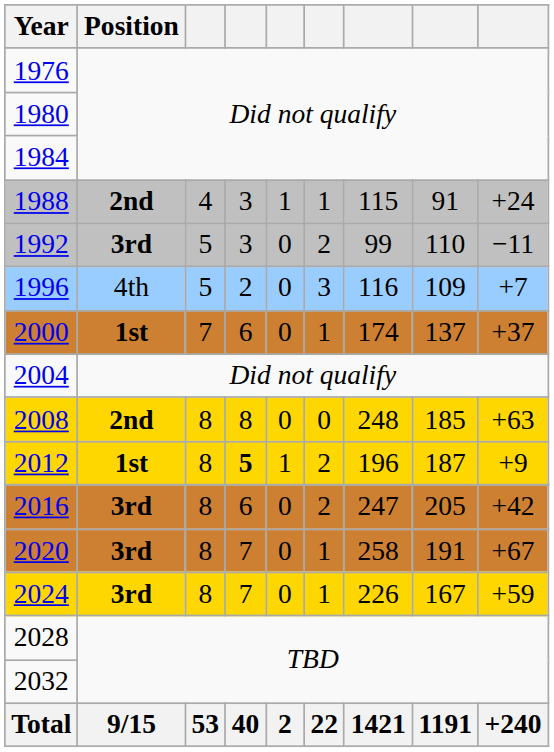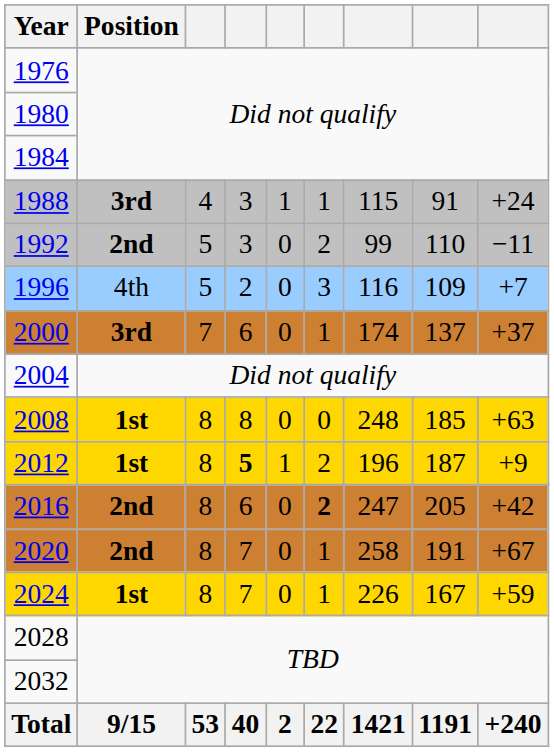(131, 200) 2nd -> (131, 200) 3rd
(131, 244) 3rd -> (131, 244) 2nd
(131, 331) 1st -> (131, 331) 3rd
(131, 419) 2nd -> (131, 419) 1st
(131, 506) 3rd -> (131, 506) 2nd
(324, 506) normal -> (324, 506) bold
(131, 550) 3rd -> (131, 550) 2nd
(131, 593) 3rd -> (131, 593) 1st
